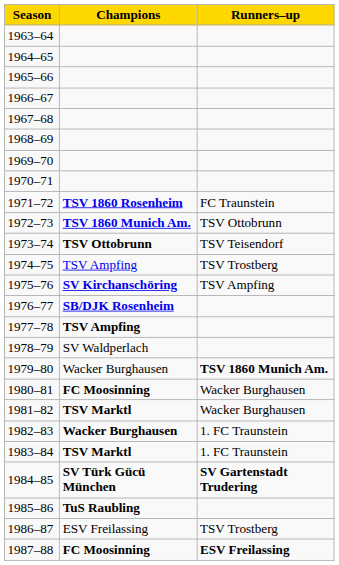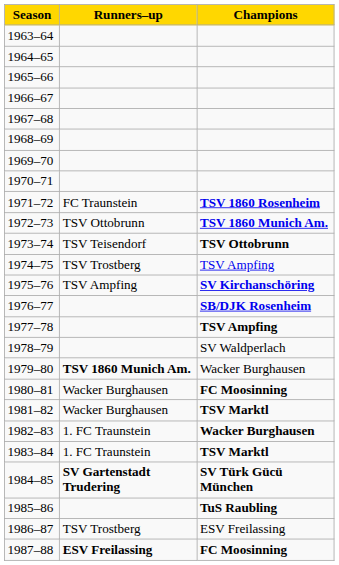columns swapped: (128, 14) <-> (266, 14)
